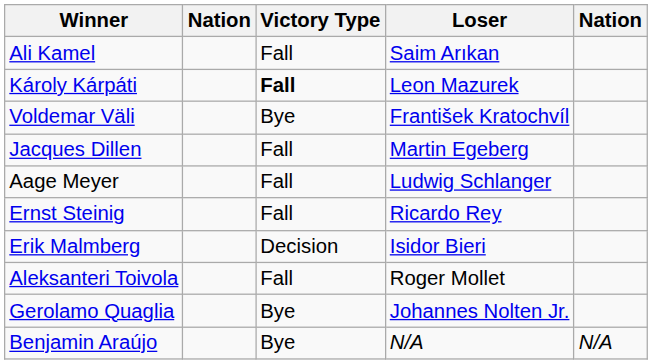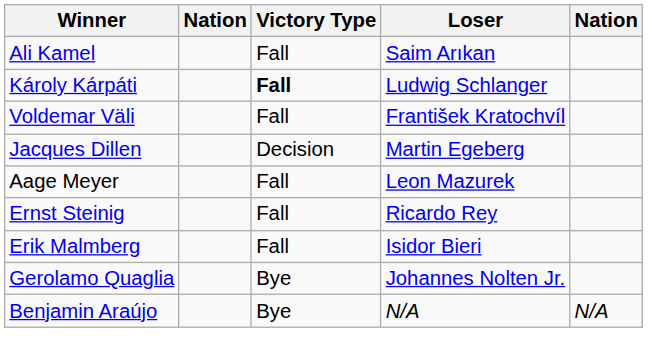(454, 85) Leon Mazurek -> (466, 85) Ludwig Schlanger
(278, 117) Bye -> (273, 117) Fall
(277, 149) Fall -> (295, 149) Decision
(471, 181) Ludwig Schlanger -> (450, 181) Leon Mazurek
(299, 246) Decision -> (273, 246) Fall
- row: (94, 278)
